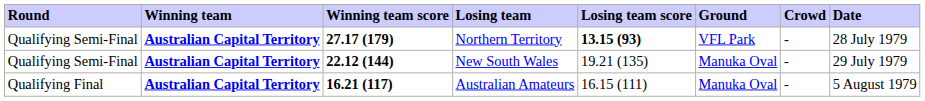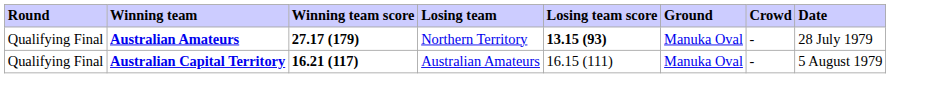(73, 38) Qualifying Semi-Final -> (56, 38) Qualifying Final
(232, 38) Australian Capital Territory -> (175, 38) Australian Amateurs
(727, 38) VFL Park -> (704, 38) Manuka Oval
- row: (507, 61)
